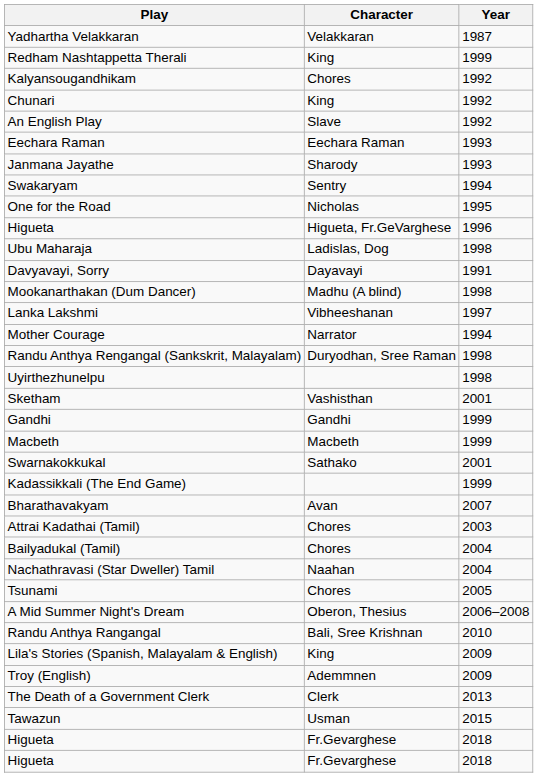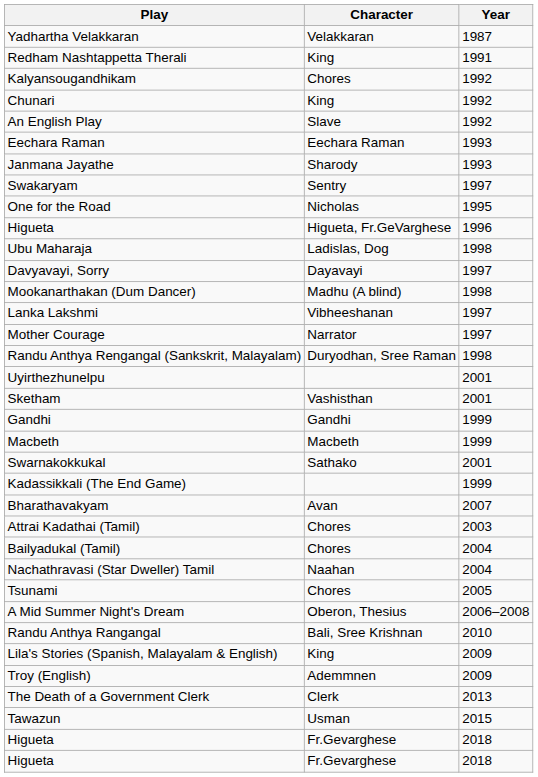(477, 57) 1999 -> (477, 57) 1991
(477, 185) 1994 -> (477, 185) 1997
(477, 270) 1991 -> (477, 270) 1997
(477, 334) 1994 -> (477, 334) 1997
(477, 377) 1998 -> (477, 377) 2001
